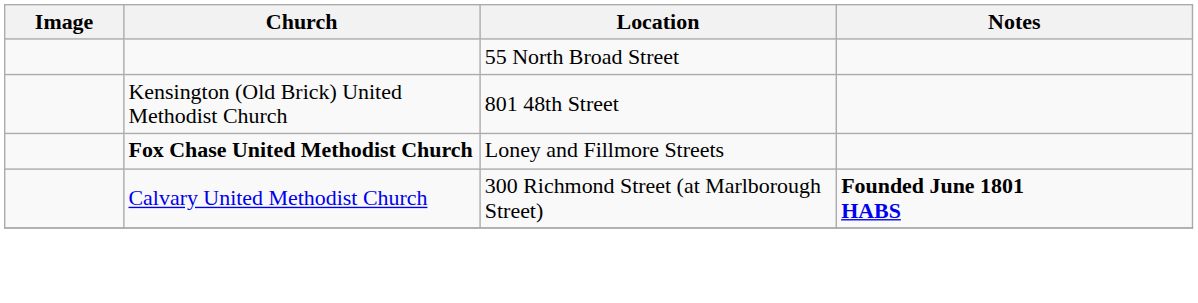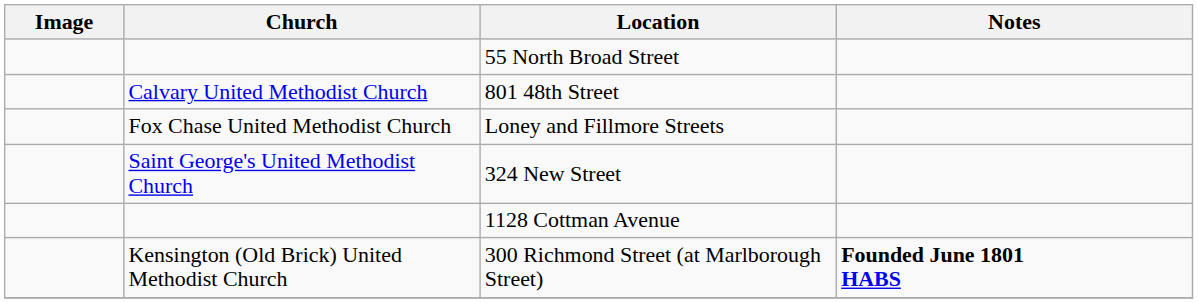(265, 103) Kensington (Old Brick) United Methodist Church -> (278, 91) Calvary United Methodist Church
(301, 150) bold -> (290, 126) normal
+ row: (553, 173)
+ row: (582, 220)
(278, 197) Calvary United Methodist Church -> (265, 267) Kensington (Old Brick) United Methodist Church
